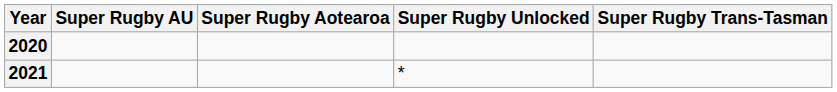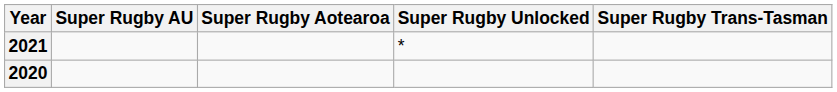rows swapped: (28, 45) <-> (28, 73)
